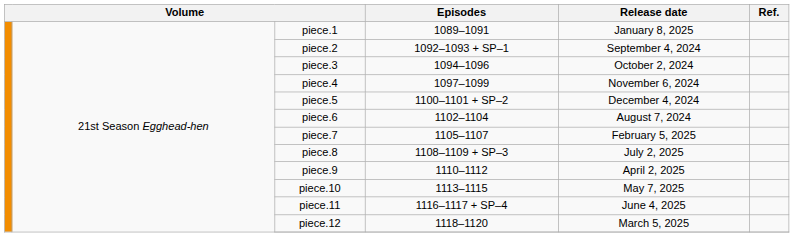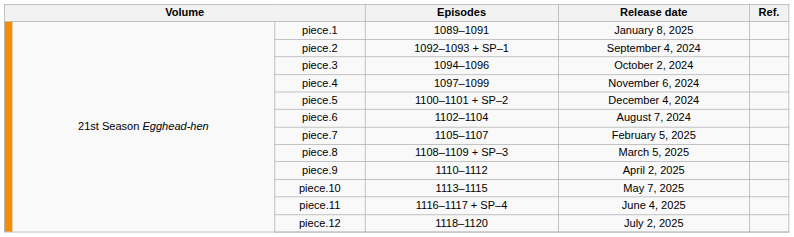(654, 153) July 2, 2025 -> (654, 153) March 5, 2025
(654, 223) March 5, 2025 -> (654, 223) July 2, 2025
